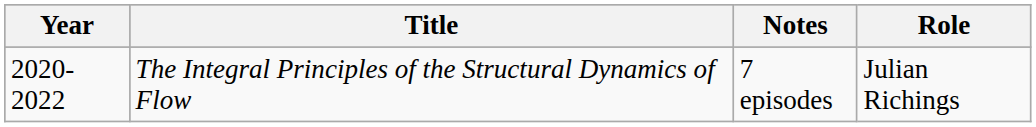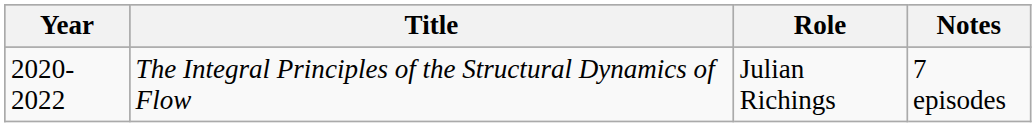columns swapped: (944, 25) <-> (795, 25)
